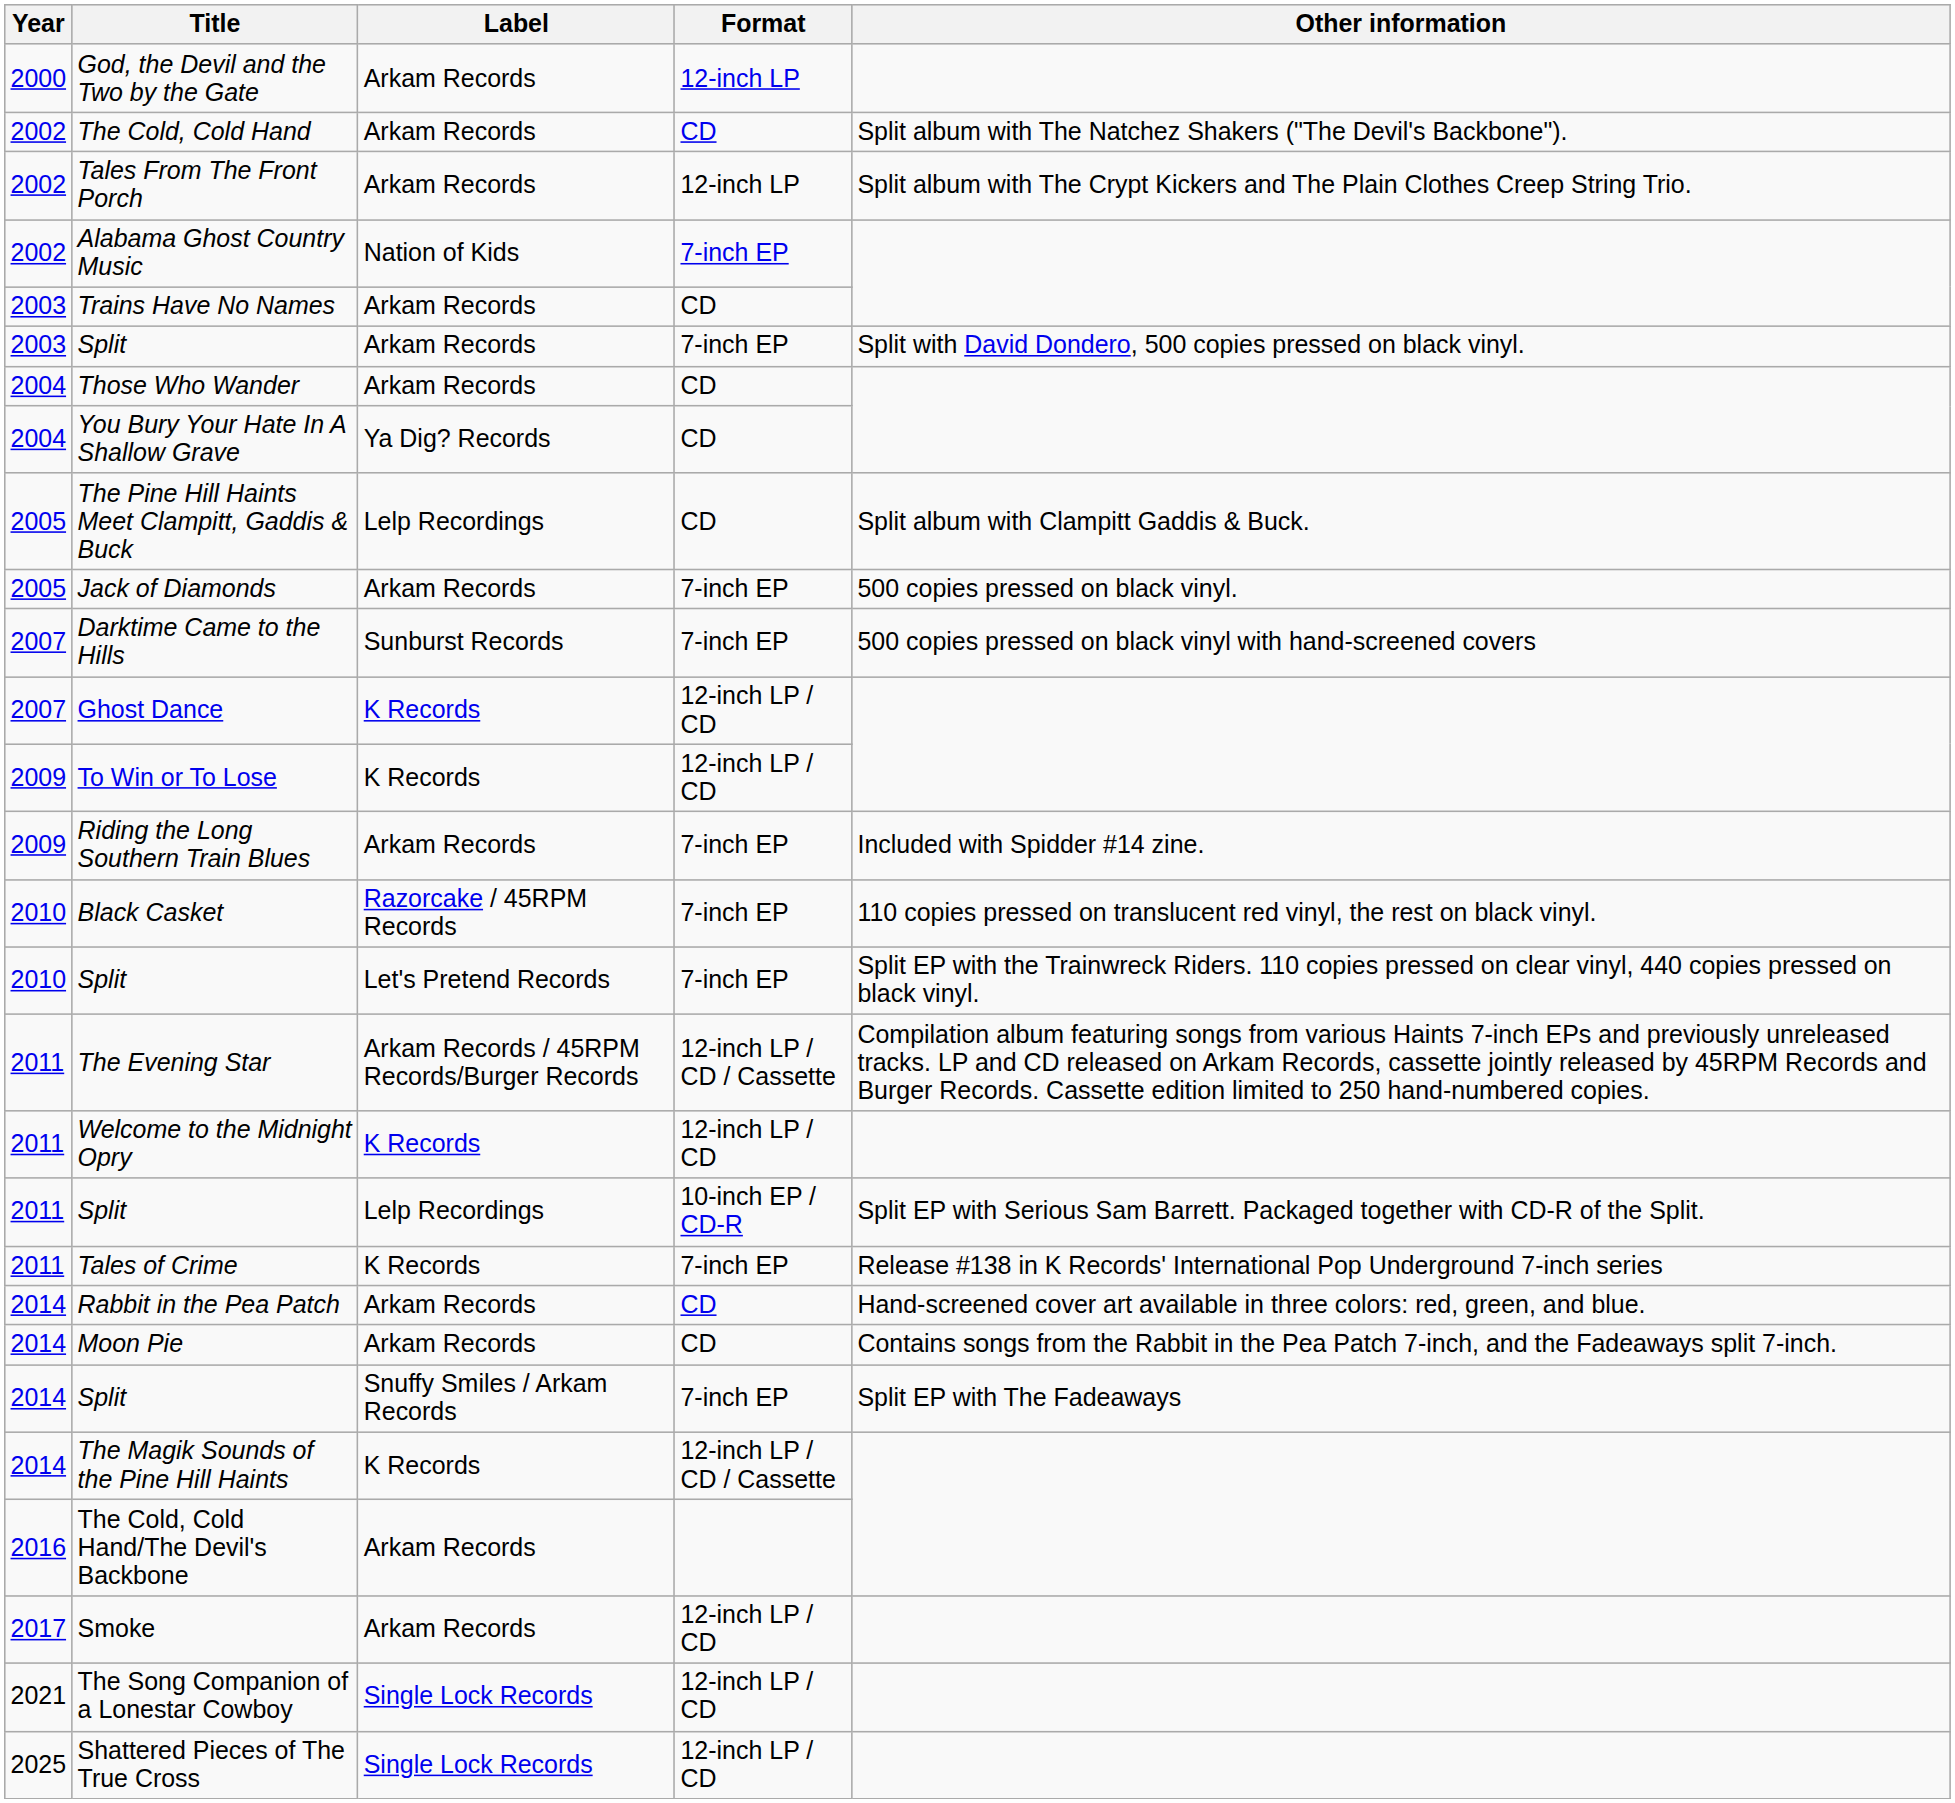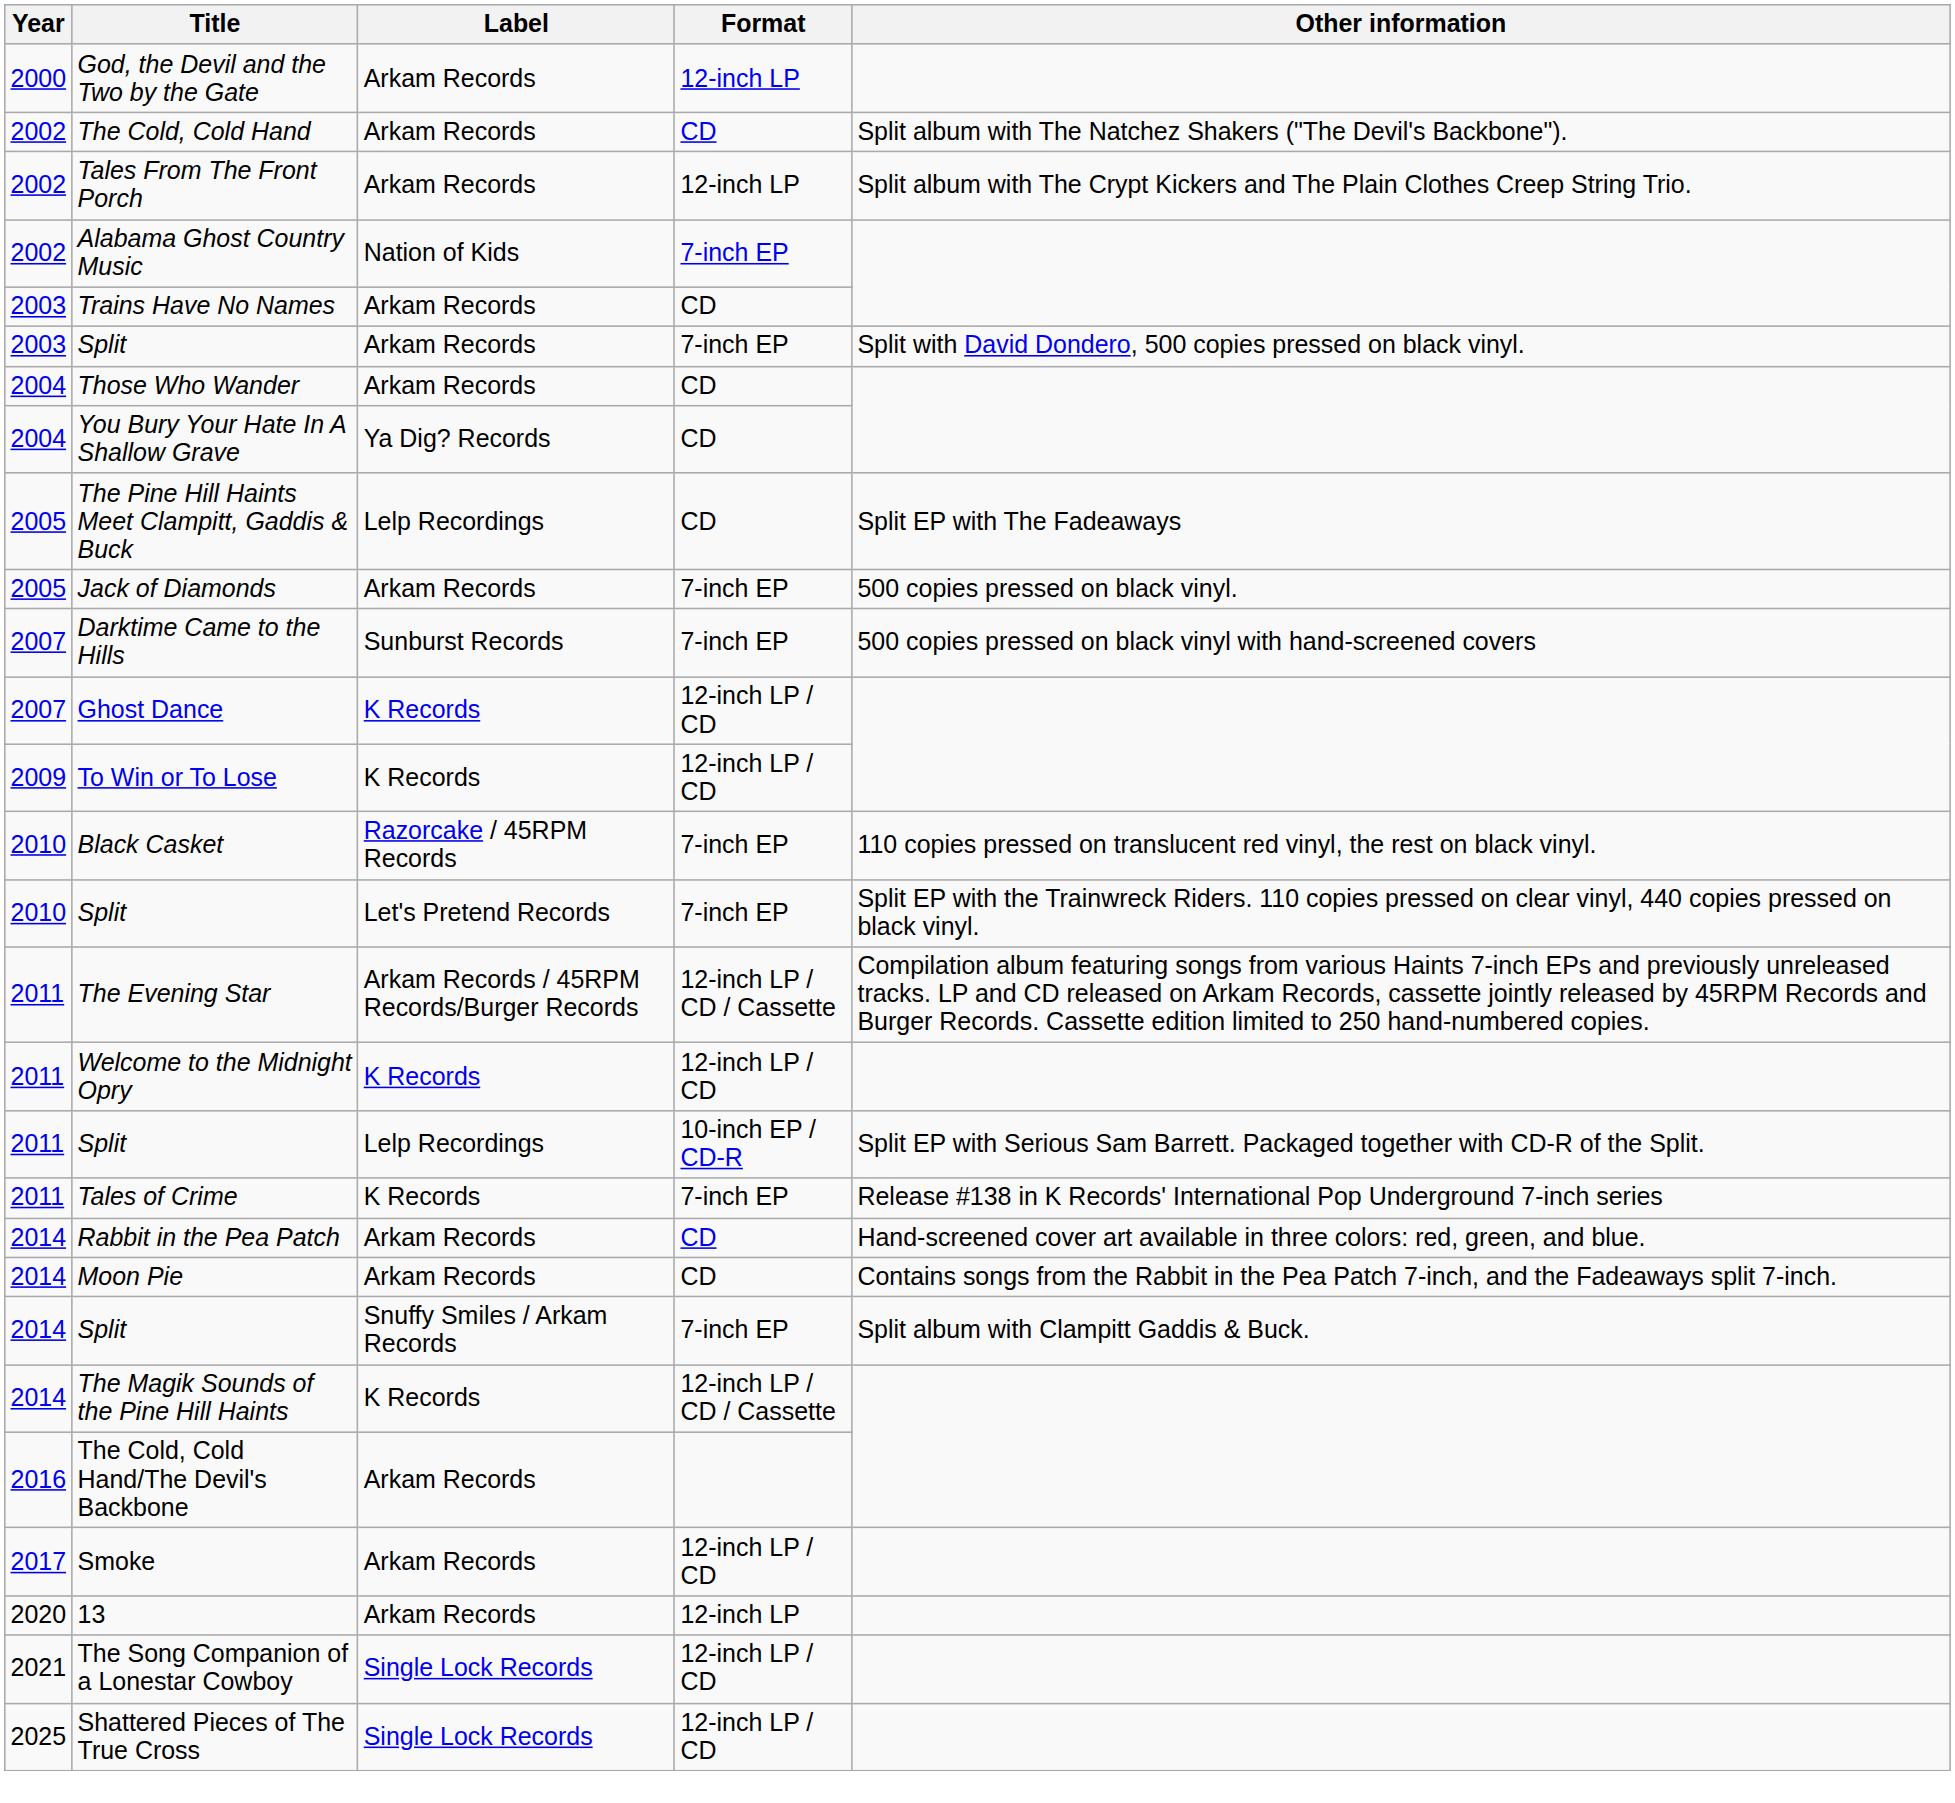(1084, 520) Split album with Clampitt Gaddis & Buck. -> (1019, 520) Split EP with The Fadeaways
- row: (38, 845)
(1019, 1398) Split EP with The Fadeaways -> (1084, 1330) Split album with Clampitt Gaddis & Buck.
+ row: (38, 1615)
